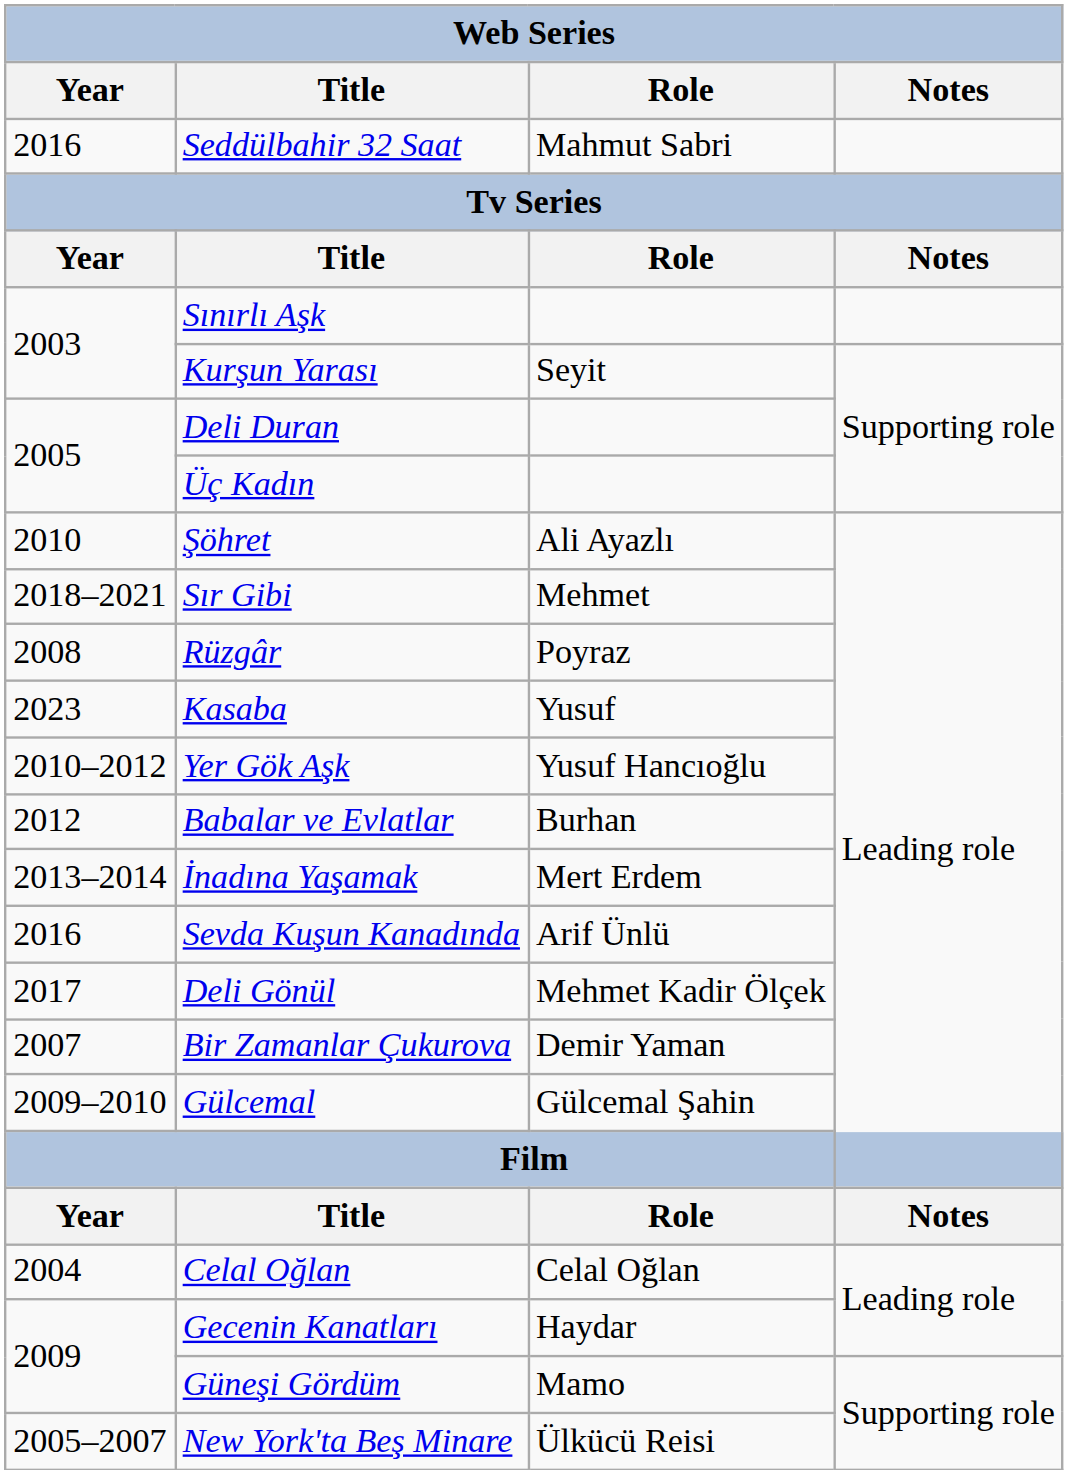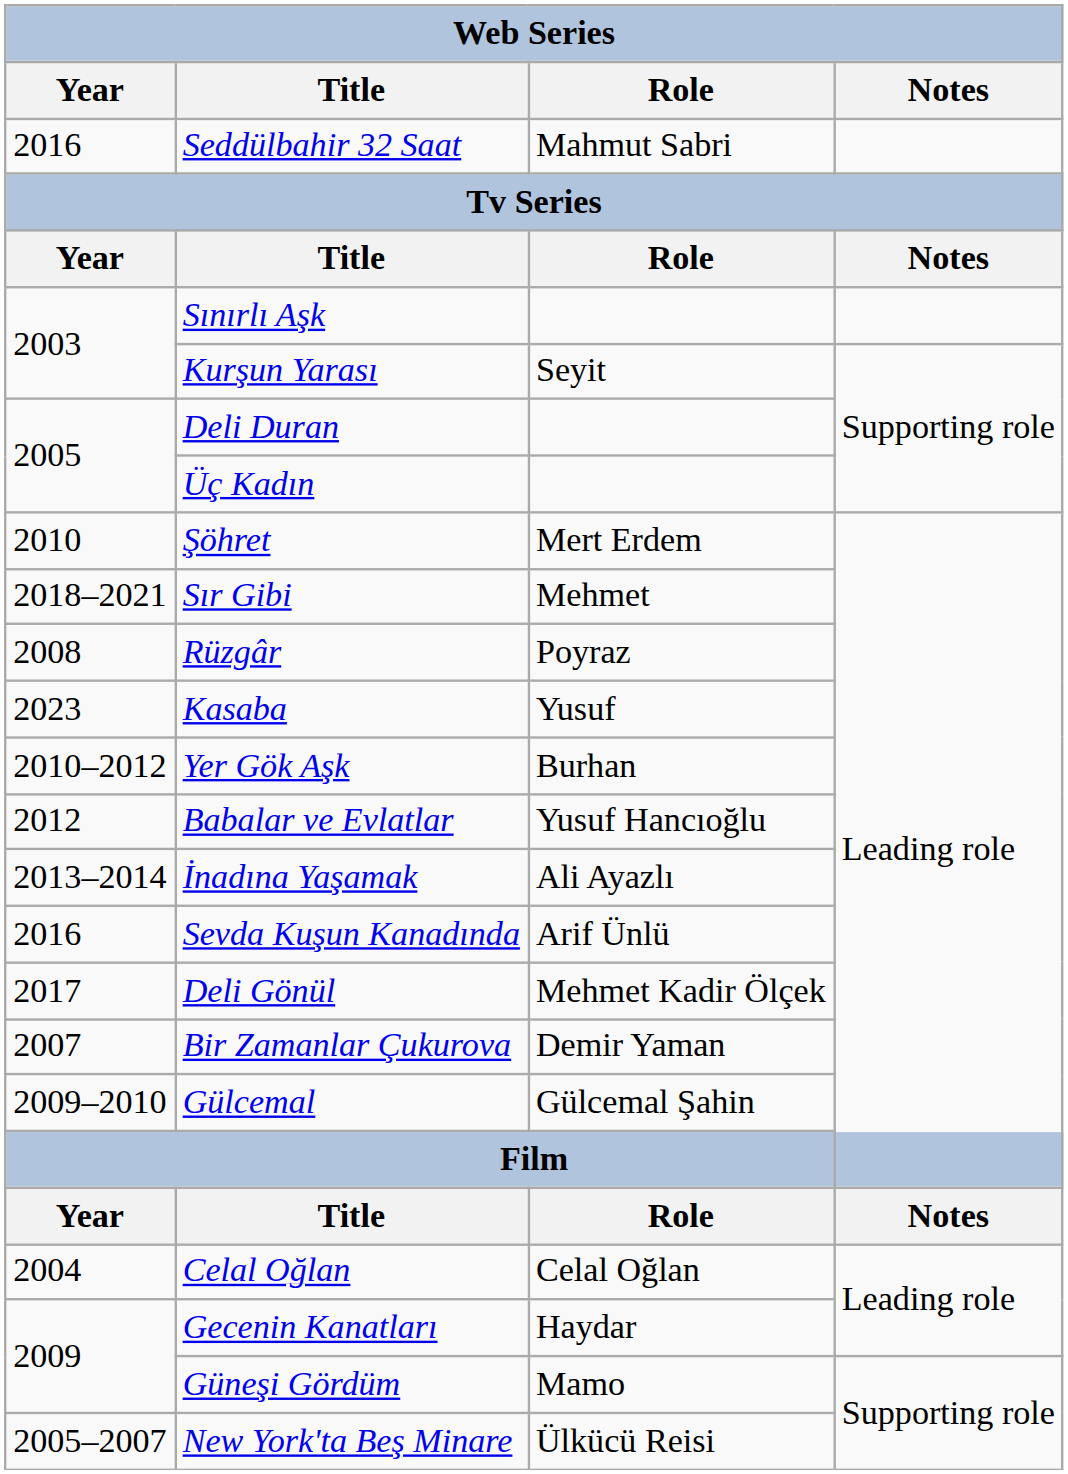(605, 539) Ali Ayazlı -> (619, 539) Mert Erdem
(651, 764) Yusuf Hancıoğlu -> (586, 764) Burhan
(586, 821) Burhan -> (651, 821) Yusuf Hancıoğlu
(619, 877) Mert Erdem -> (605, 877) Ali Ayazlı
